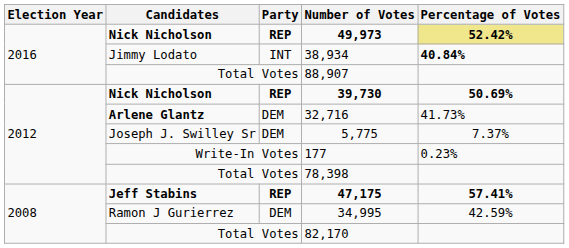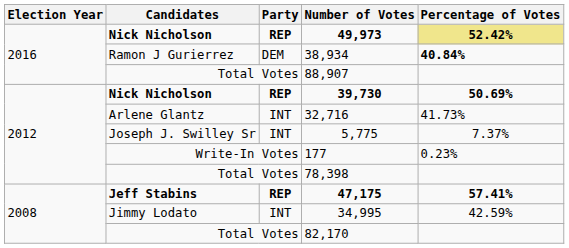(153, 54) Jimmy Lodato -> (171, 54) Ramon J Gurierrez
(280, 54) INT -> (273, 54) DEM
(157, 114) bold -> (157, 114) normal
(273, 114) DEM -> (280, 114) INT
(273, 134) DEM -> (280, 134) INT
(171, 214) Ramon J Gurierrez -> (153, 214) Jimmy Lodato
(280, 214) DEM -> (280, 214) INT
